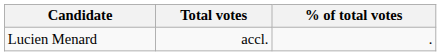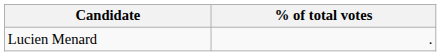- column: (214, 16)
